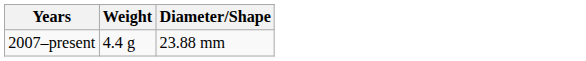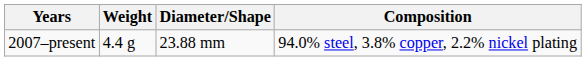+ column: (428, 17)
